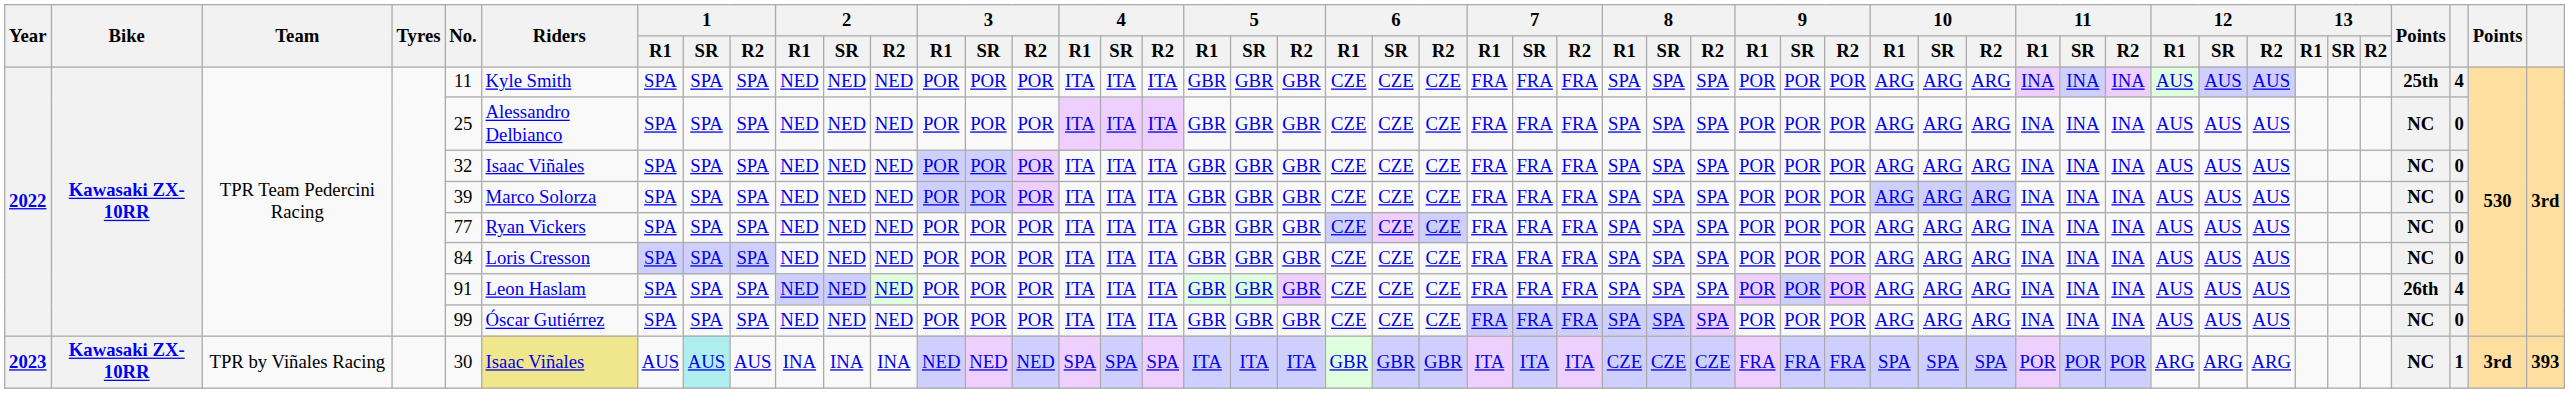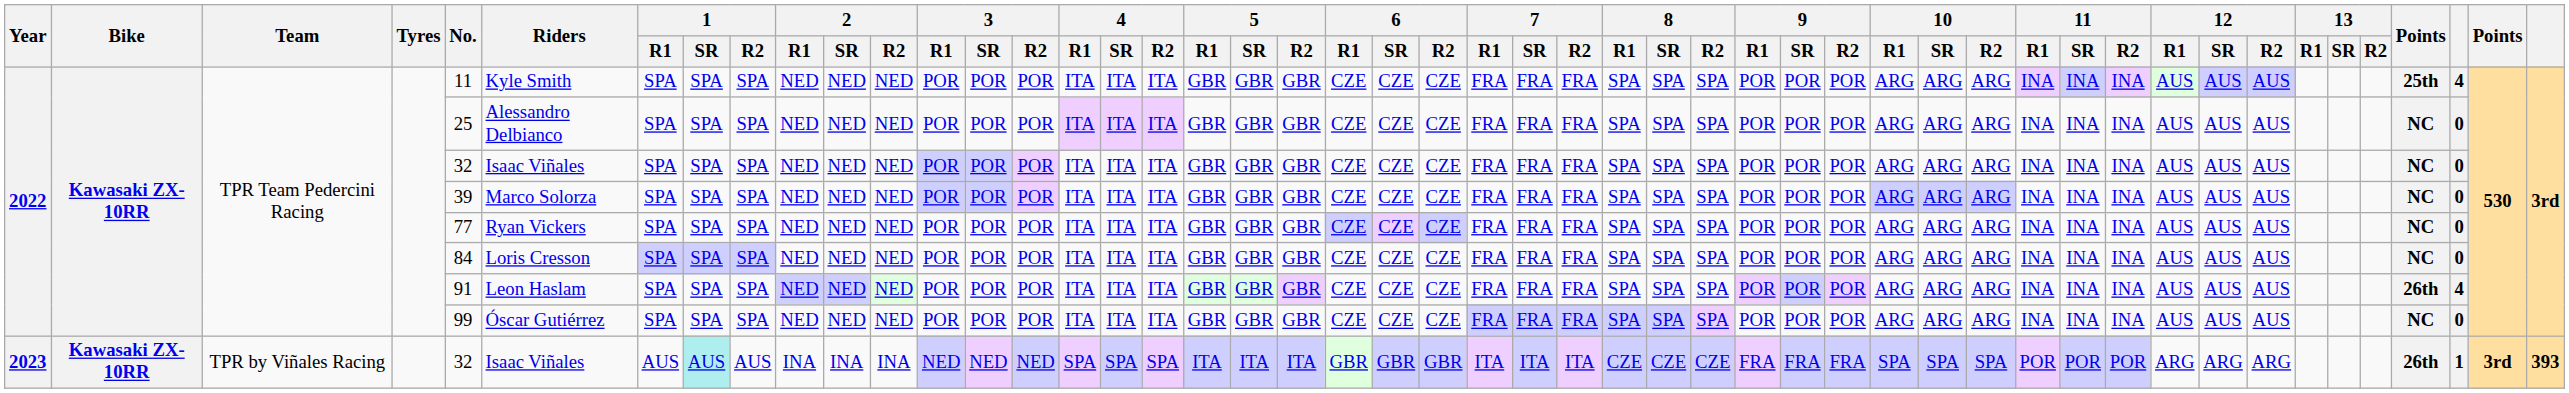(463, 362) 30 -> (463, 362) 32
(535, 362) khaki background -> (535, 362) no background
(2421, 362) NC -> (2421, 362) 26th
